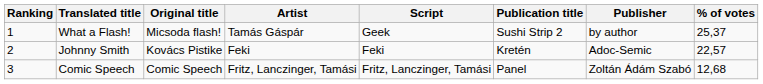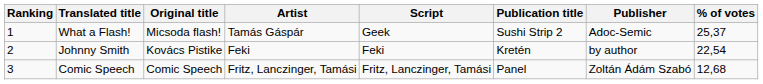(613, 32) by author -> (620, 32) Adoc-Semic
(620, 50) Adoc-Semic -> (613, 50) by author
(711, 50) 22,57 -> (711, 50) 22,54
